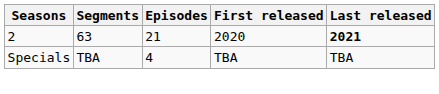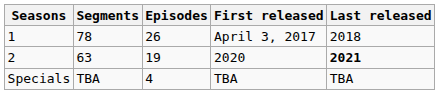+ row: (265, 36)
(153, 36) 21 -> (153, 57) 19
